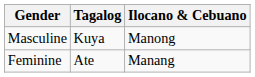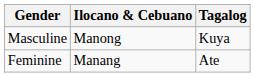columns swapped: (187, 15) <-> (97, 15)
